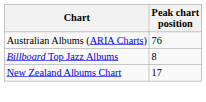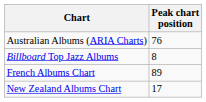+ row: (51, 72)
